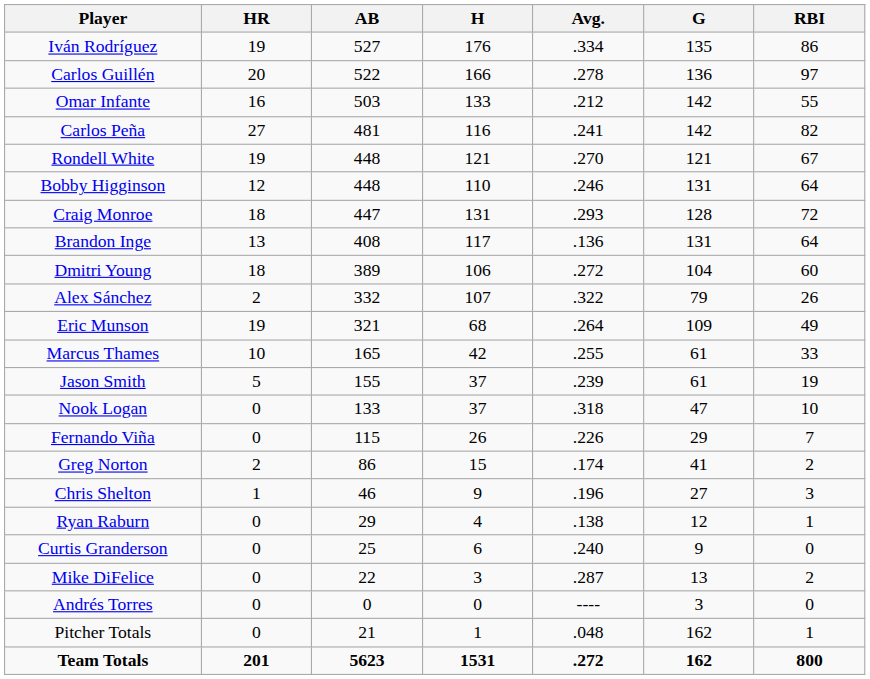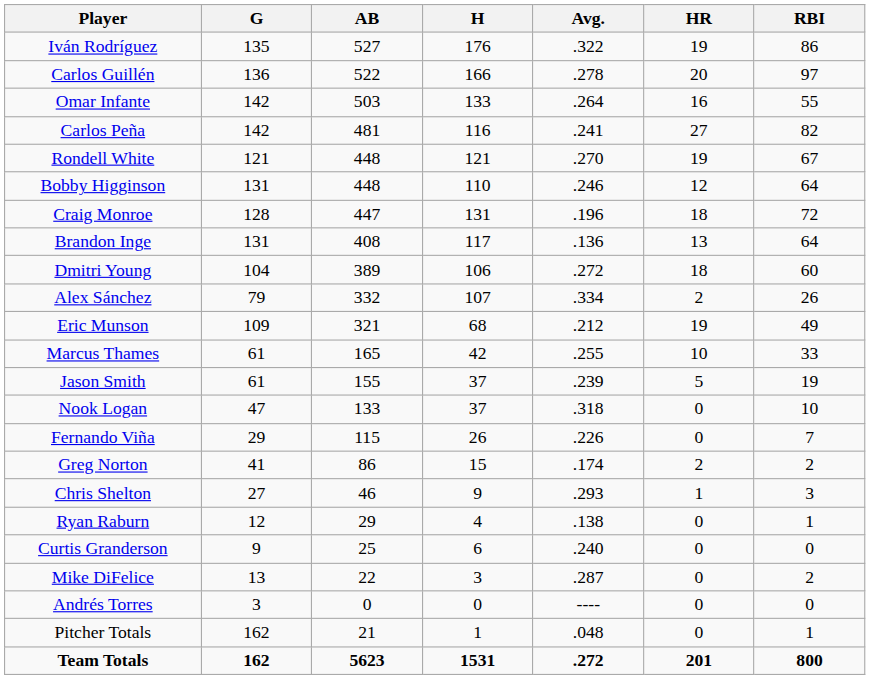columns swapped: (699, 18) <-> (256, 18)
(588, 46) .334 -> (588, 46) .322
(588, 102) .212 -> (588, 102) .264
(588, 213) .293 -> (588, 213) .196
(588, 297) .322 -> (588, 297) .334
(588, 325) .264 -> (588, 325) .212
(588, 492) .196 -> (588, 492) .293
